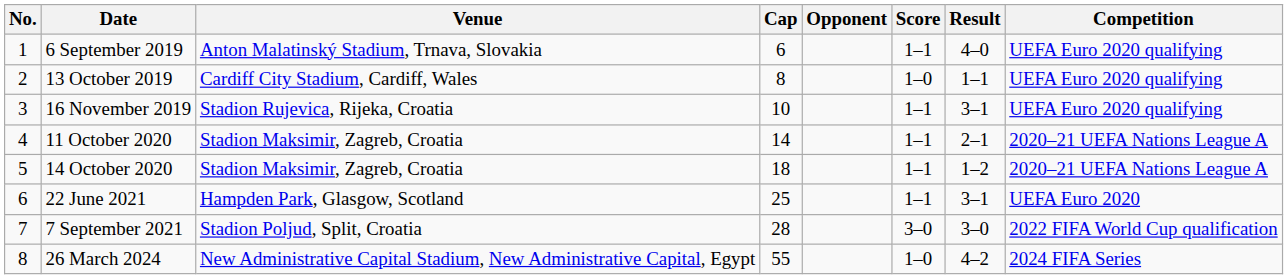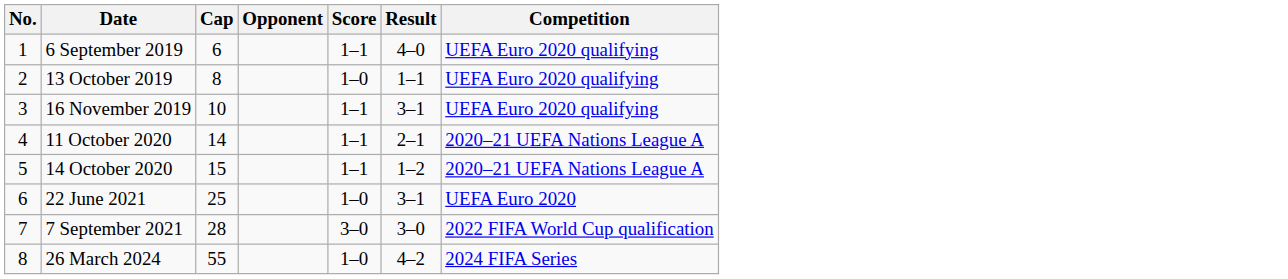- column: (478, 19)
(781, 169) 18 -> (217, 169) 15
(918, 199) 1–1 -> (354, 199) 1–0
